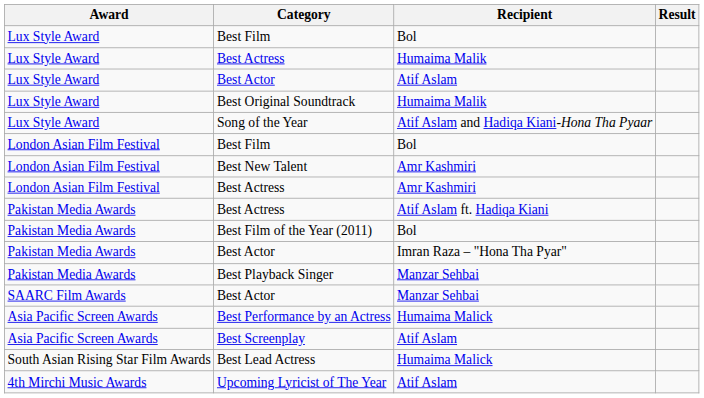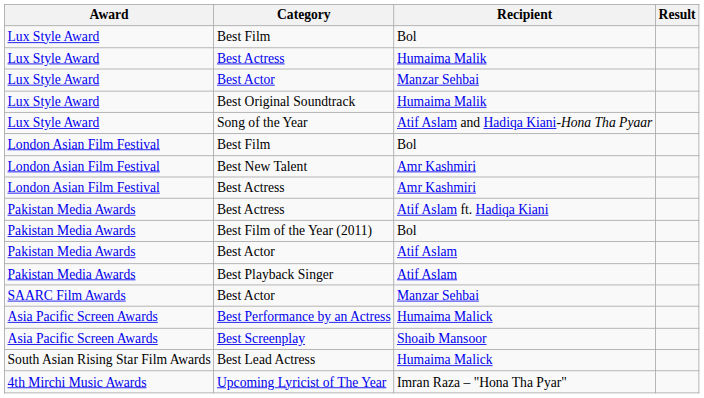(427, 79) Atif Aslam -> (438, 79) Manzar Sehbai
(482, 252) Imran Raza – "Hona Tha Pyar" -> (427, 252) Atif Aslam
(438, 274) Manzar Sehbai -> (427, 274) Atif Aslam
(427, 338) Atif Aslam -> (442, 338) Shoaib Mansoor
(427, 381) Atif Aslam -> (482, 381) Imran Raza – "Hona Tha Pyar"
